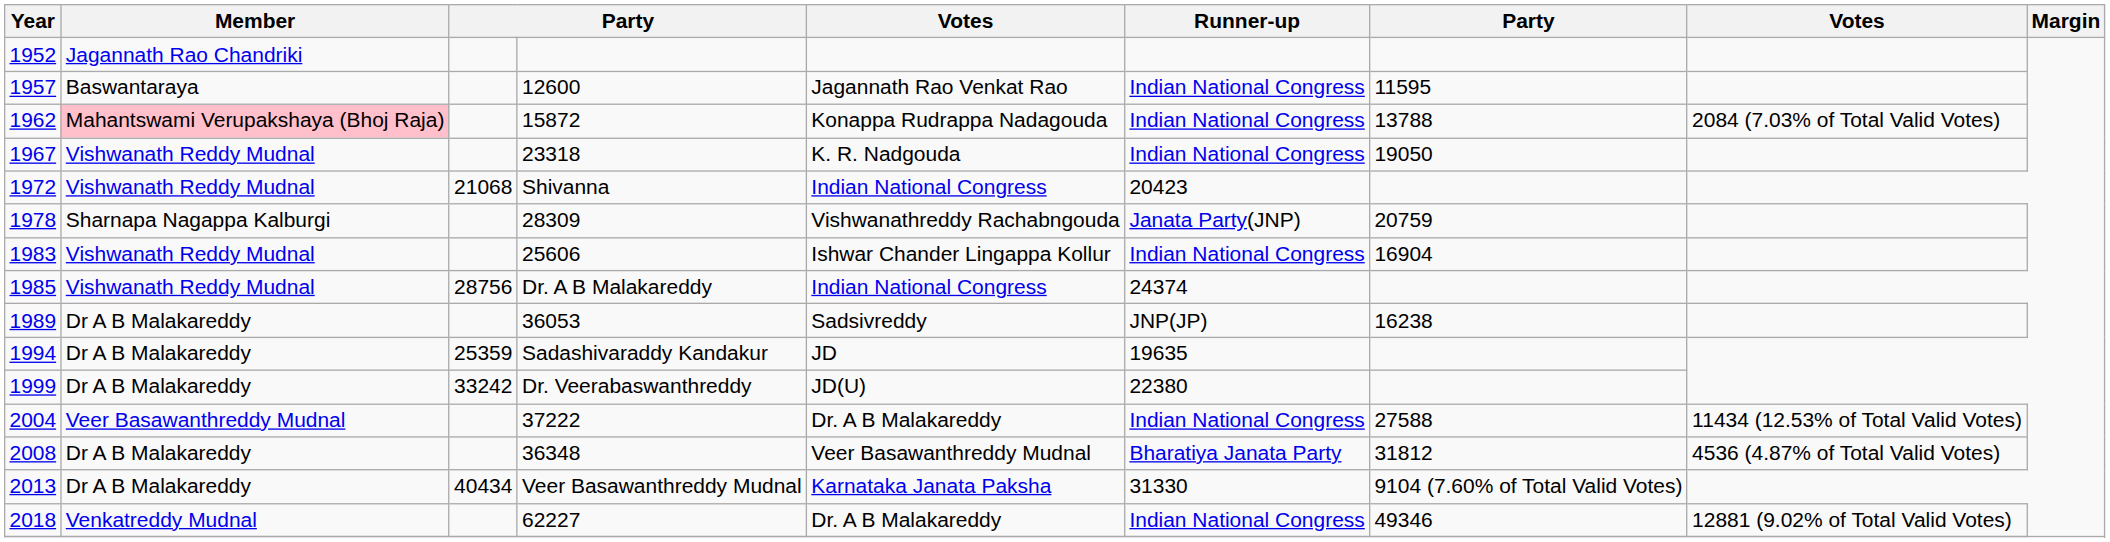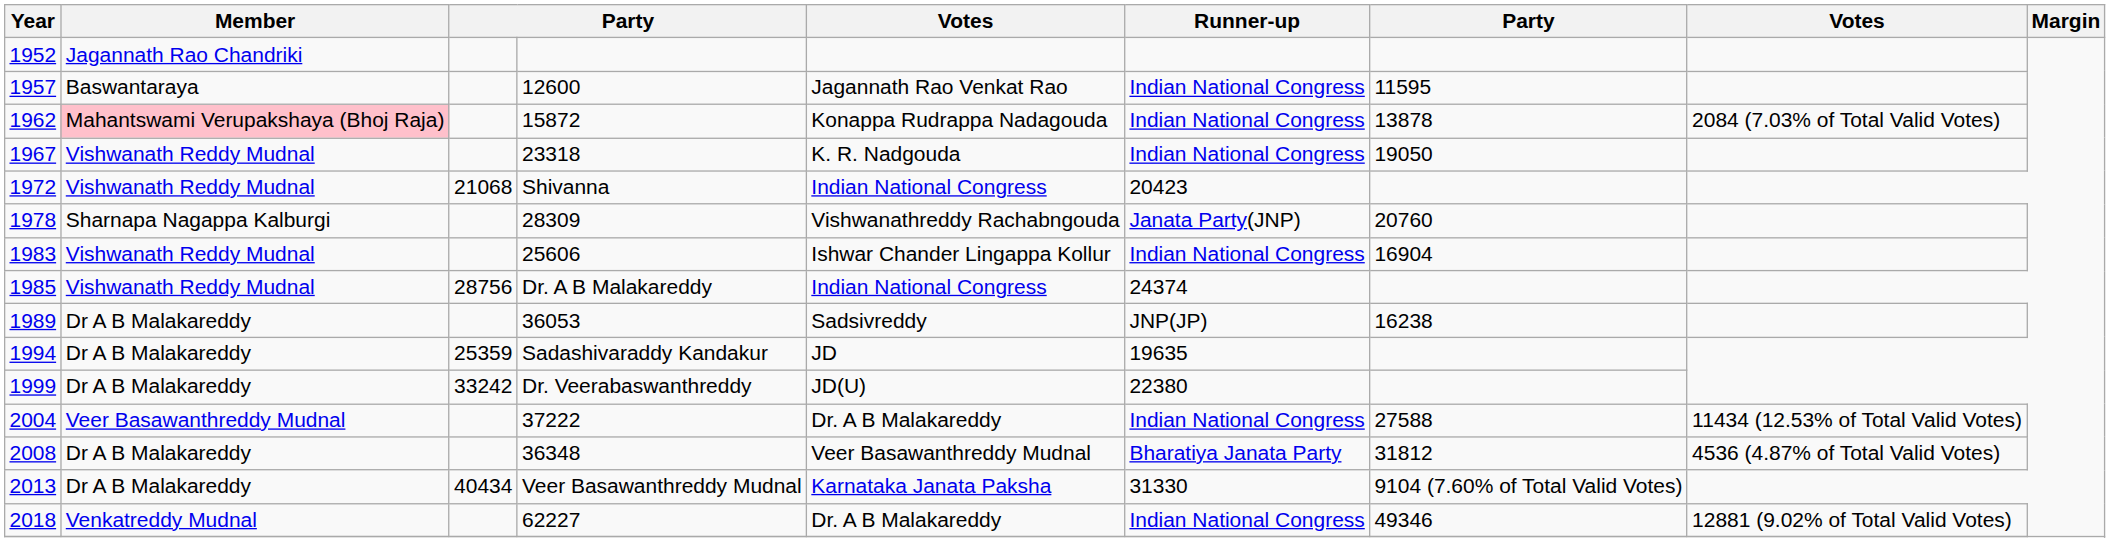(1404, 120) 13788 -> (1404, 120) 13878
(1404, 220) 20759 -> (1404, 220) 20760
